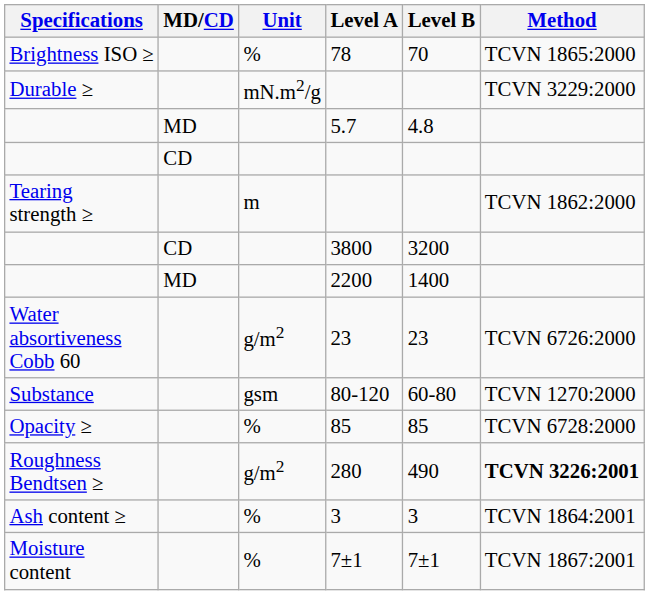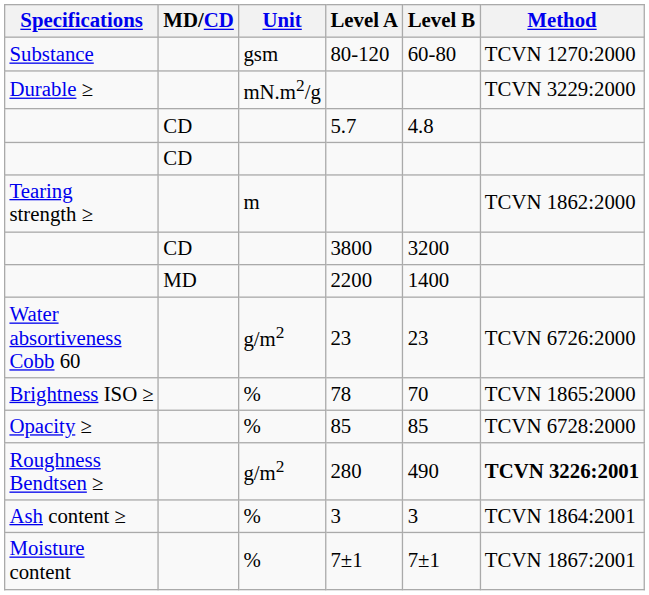rows swapped: (52, 393) <-> (82, 53)
(180, 125) MD -> (178, 125) CD
